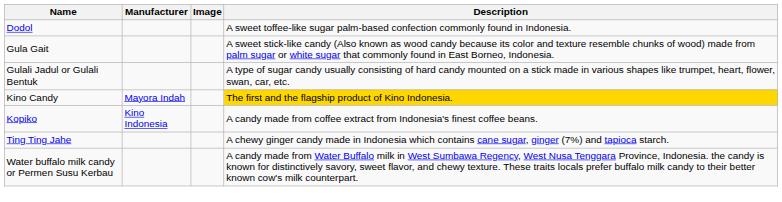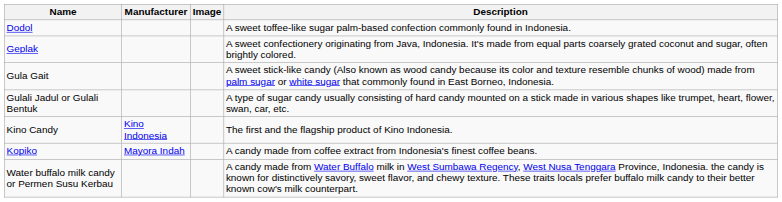+ row: (22, 49)
(155, 97) Mayora Indah -> (146, 130) Kino Indonesia
(340, 97) gold background -> (339, 130) no background
(146, 118) Kino Indonesia -> (154, 151) Mayora Indah
- row: (39, 140)
